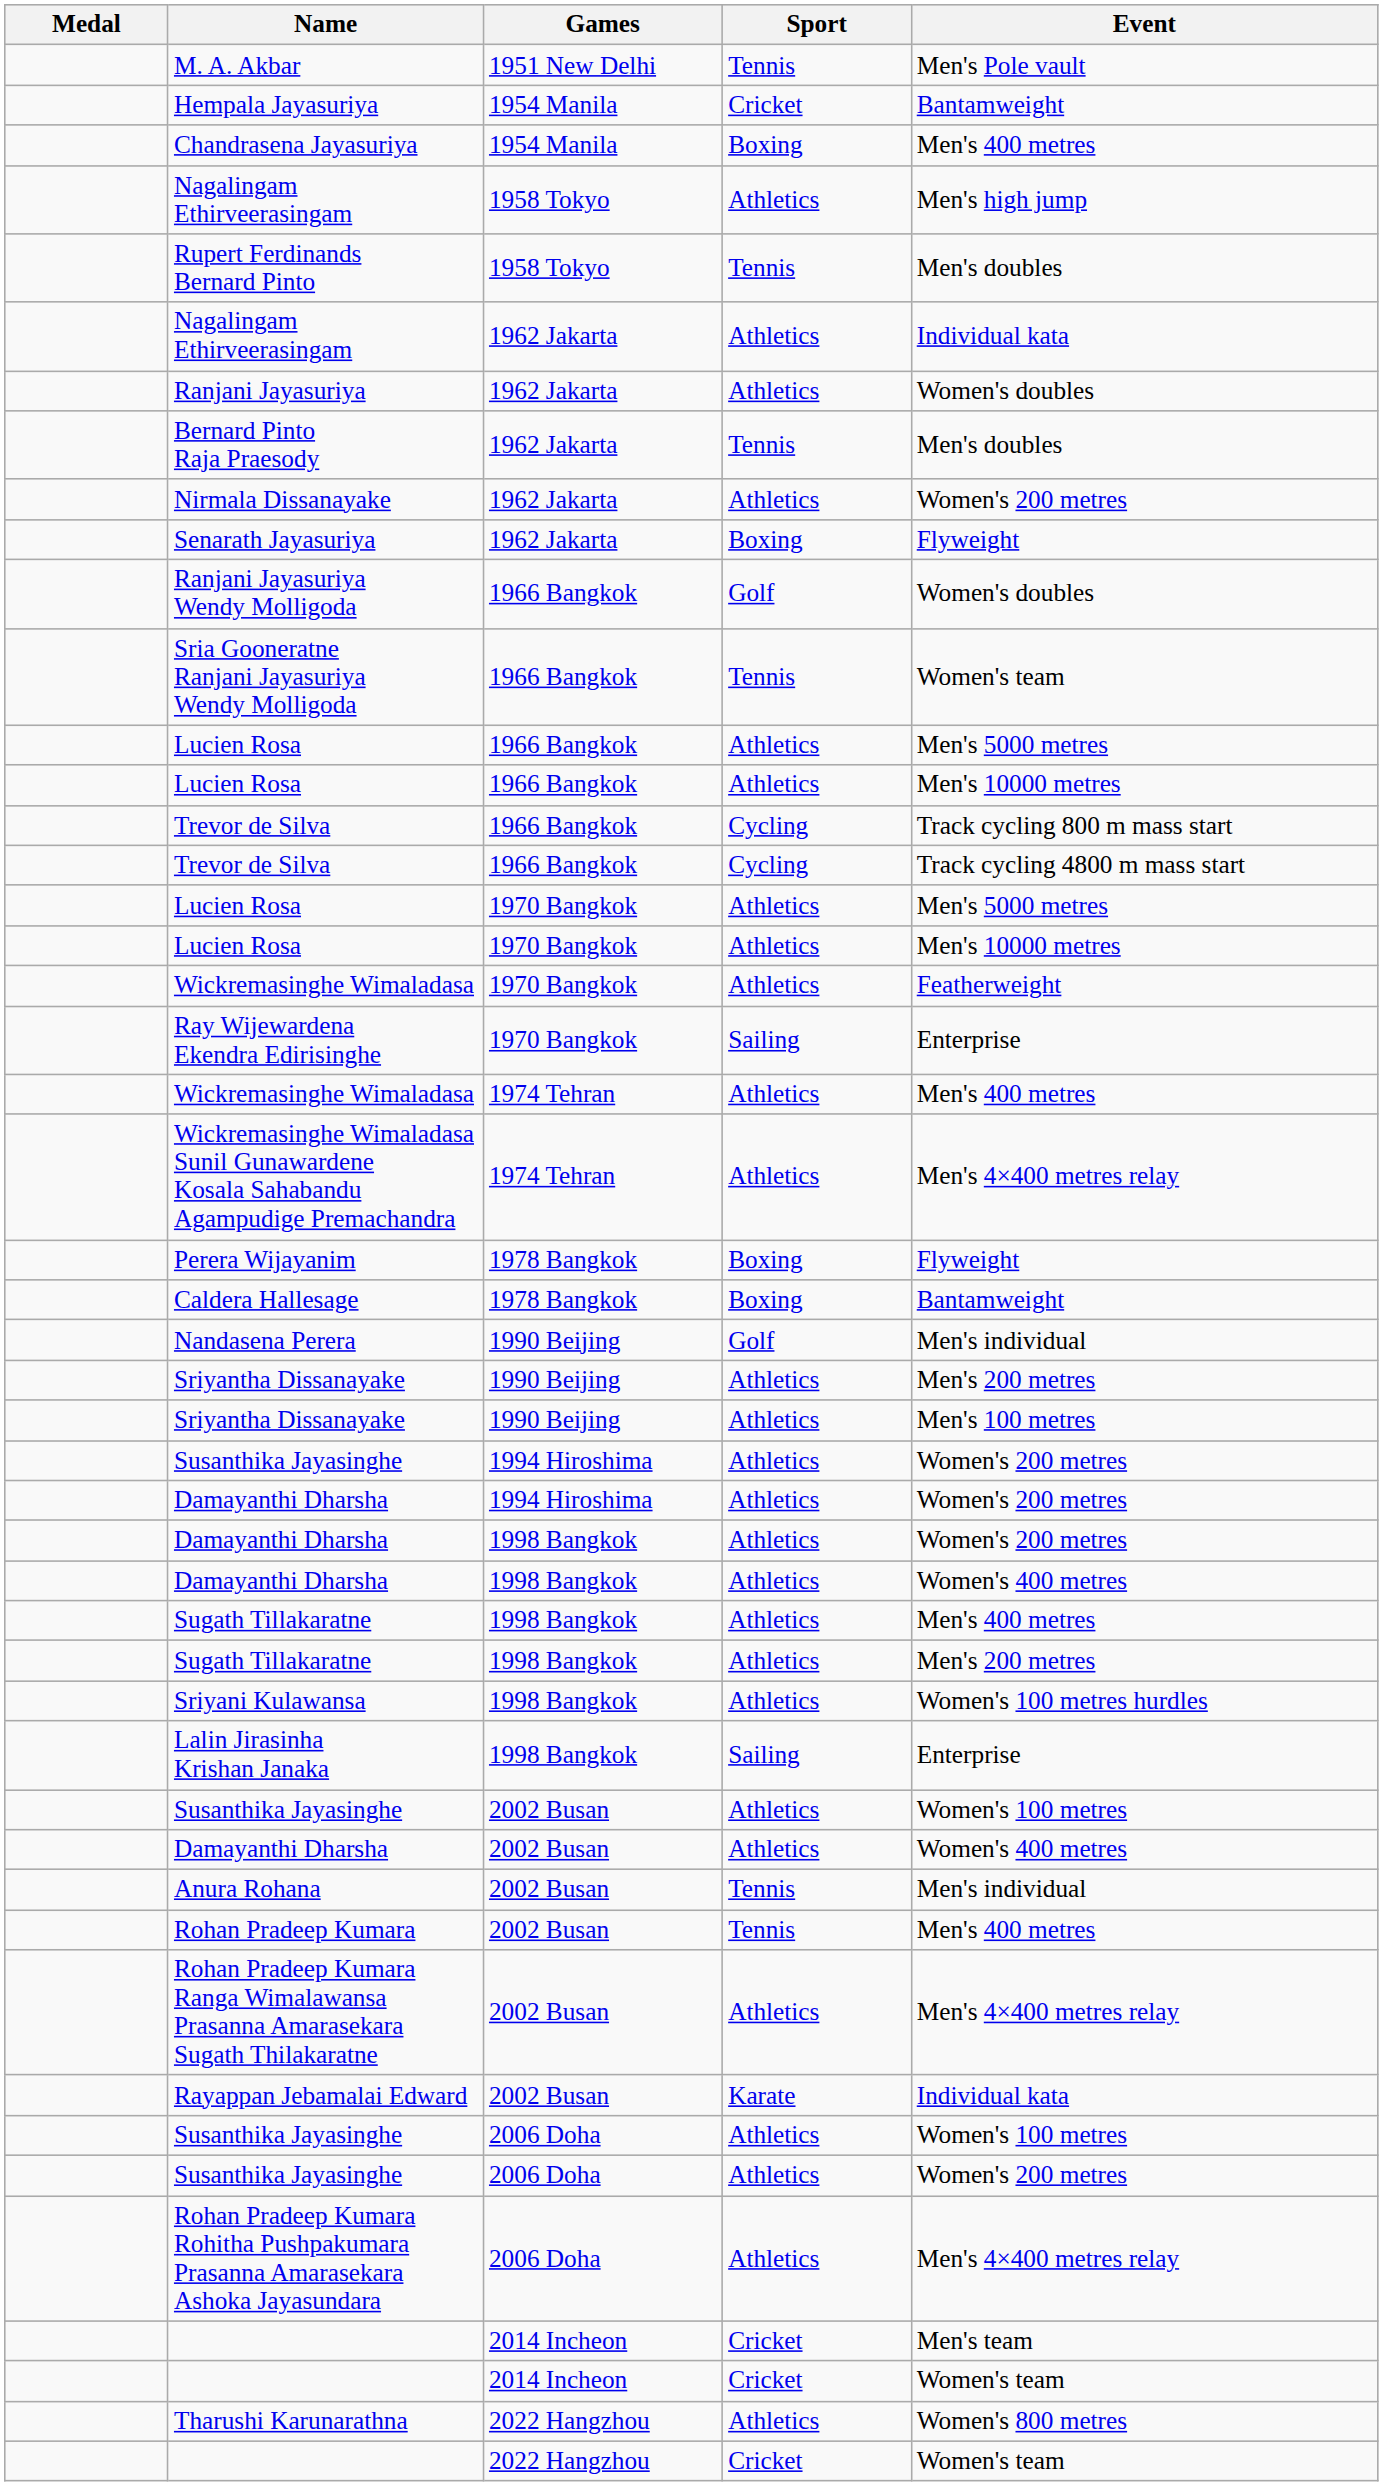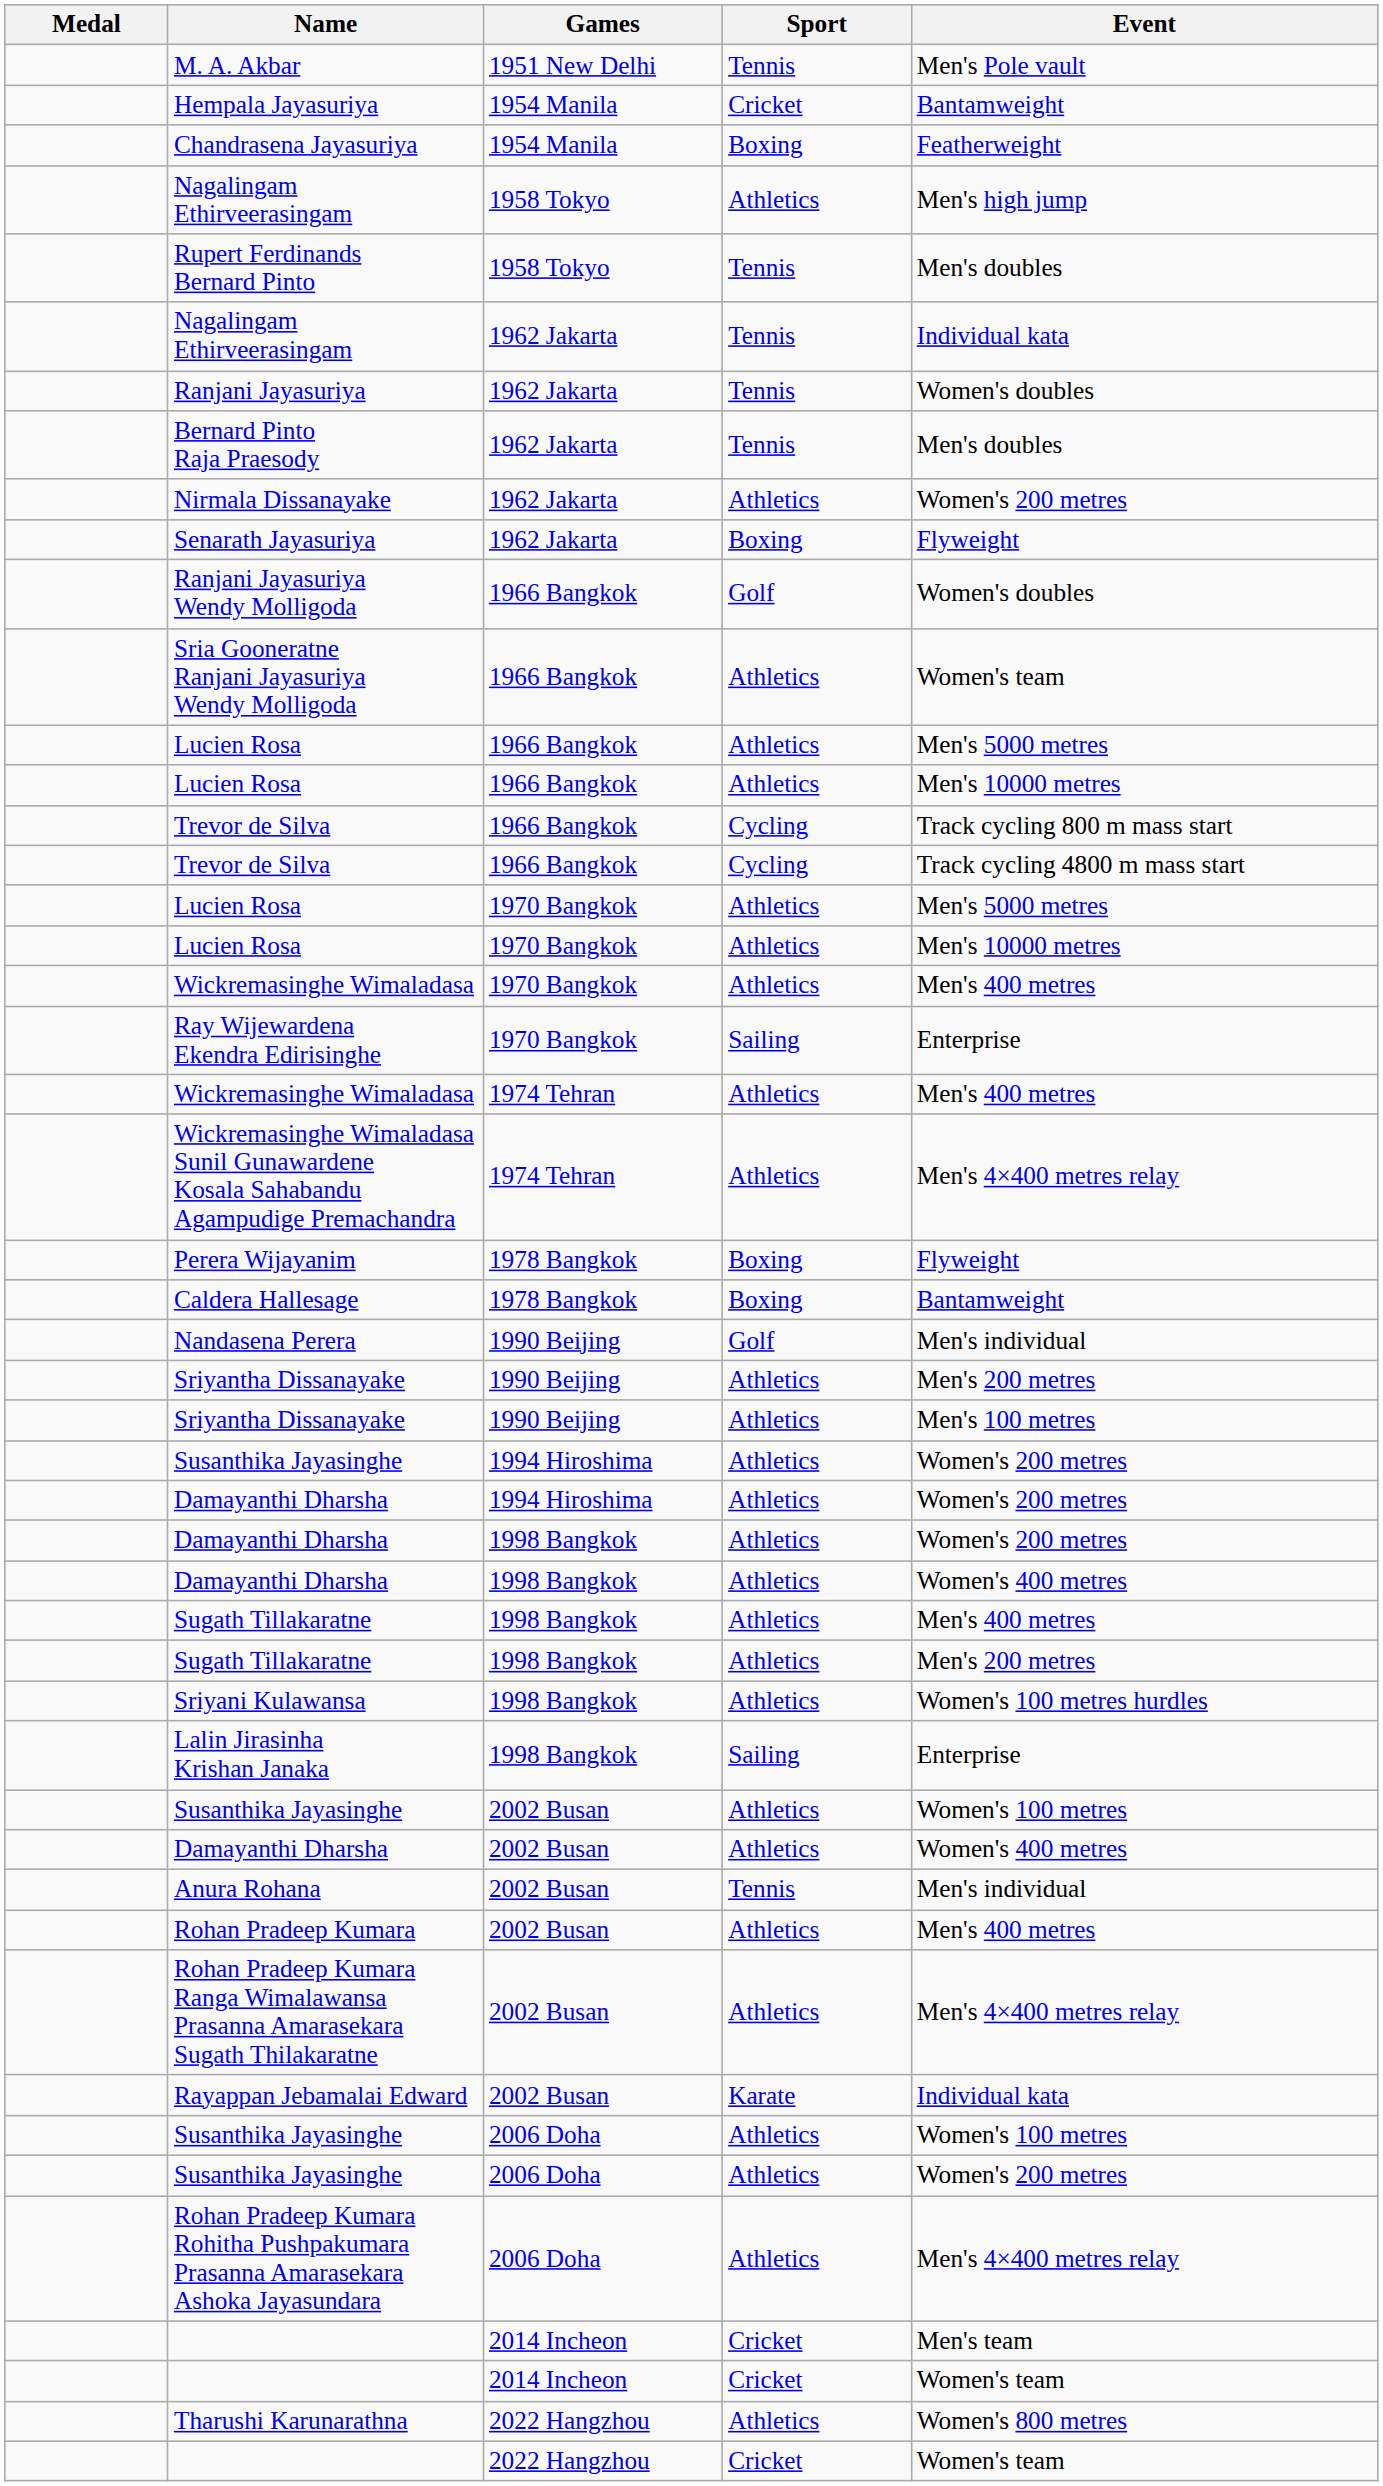(1006, 144) Men's 400 metres -> (989, 144) Featherweight
(774, 336) Athletics -> (762, 336) Tennis
(774, 390) Athletics -> (762, 390) Tennis
(762, 676) Tennis -> (774, 676) Athletics
(989, 985) Featherweight -> (1006, 985) Men's 400 metres
(762, 1929) Tennis -> (774, 1929) Athletics
